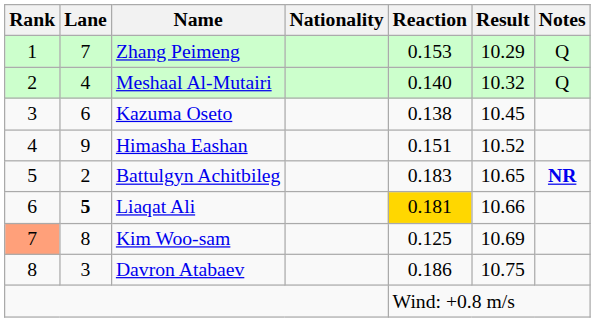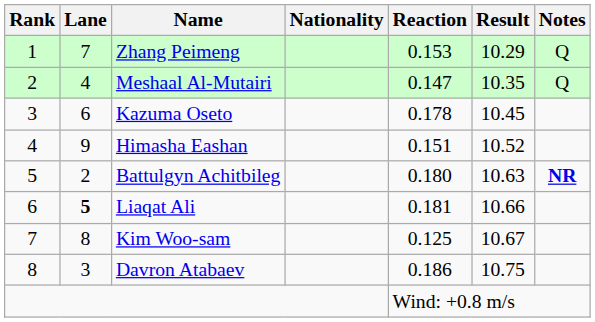(430, 82) 0.140 -> (430, 82) 0.147
(503, 82) 10.32 -> (503, 82) 10.35
(430, 113) 0.138 -> (430, 113) 0.178
(430, 176) 0.183 -> (430, 176) 0.180
(503, 176) 10.65 -> (503, 176) 10.63
(430, 207) gold background -> (430, 207) no background
(32, 238) lightsalmon background -> (32, 238) no background
(503, 238) 10.69 -> (503, 238) 10.67
